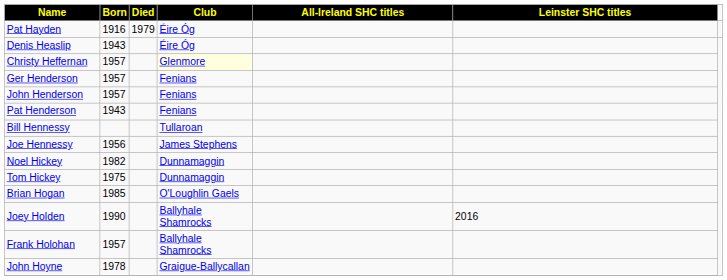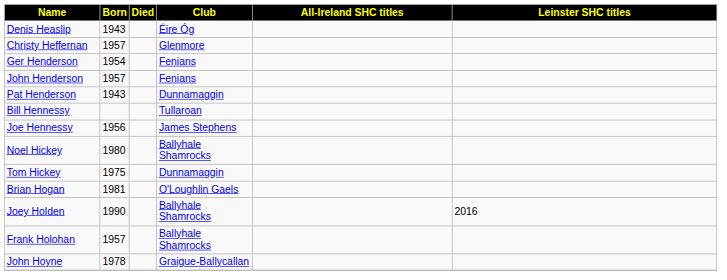- row: (34, 29)
(182, 62) lightyellow background -> (182, 45) no background
(114, 78) 1957 -> (114, 62) 1954
(178, 111) Fenians -> (191, 95) Dunnamaggin
(114, 161) 1982 -> (114, 150) 1980
(192, 161) Dunnamaggin -> (185, 150) Ballyhale Shamrocks
(114, 194) 1985 -> (114, 189) 1981
